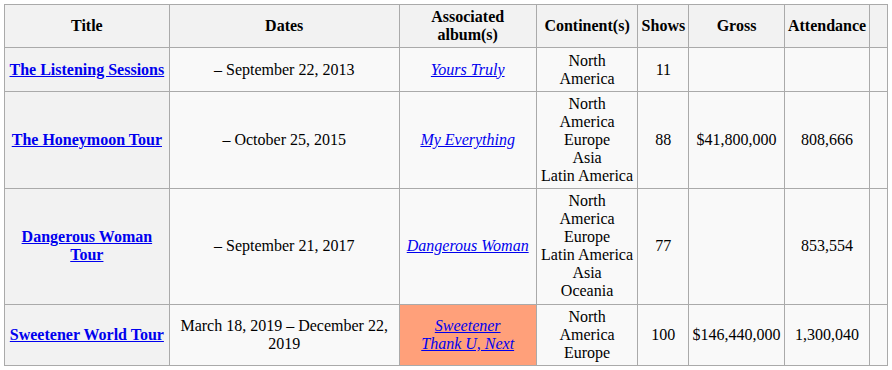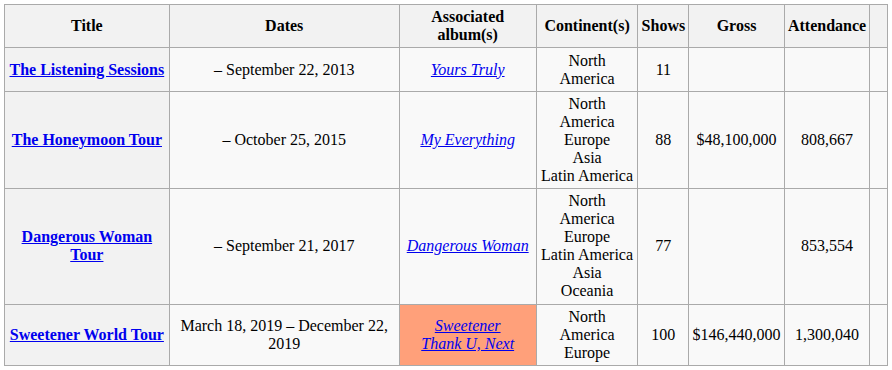(737, 139) $41,800,000 -> (737, 139) $48,100,000
(827, 139) 808,666 -> (827, 139) 808,667
